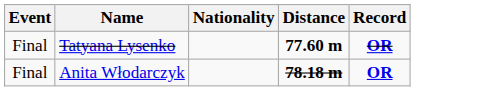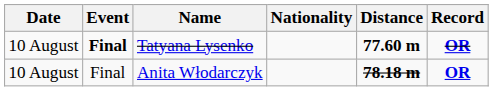+ column: (43, 18)
(30, 45) normal -> (108, 45) bold
